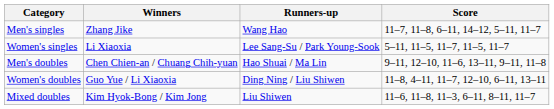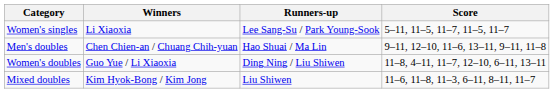- row: (35, 29)
